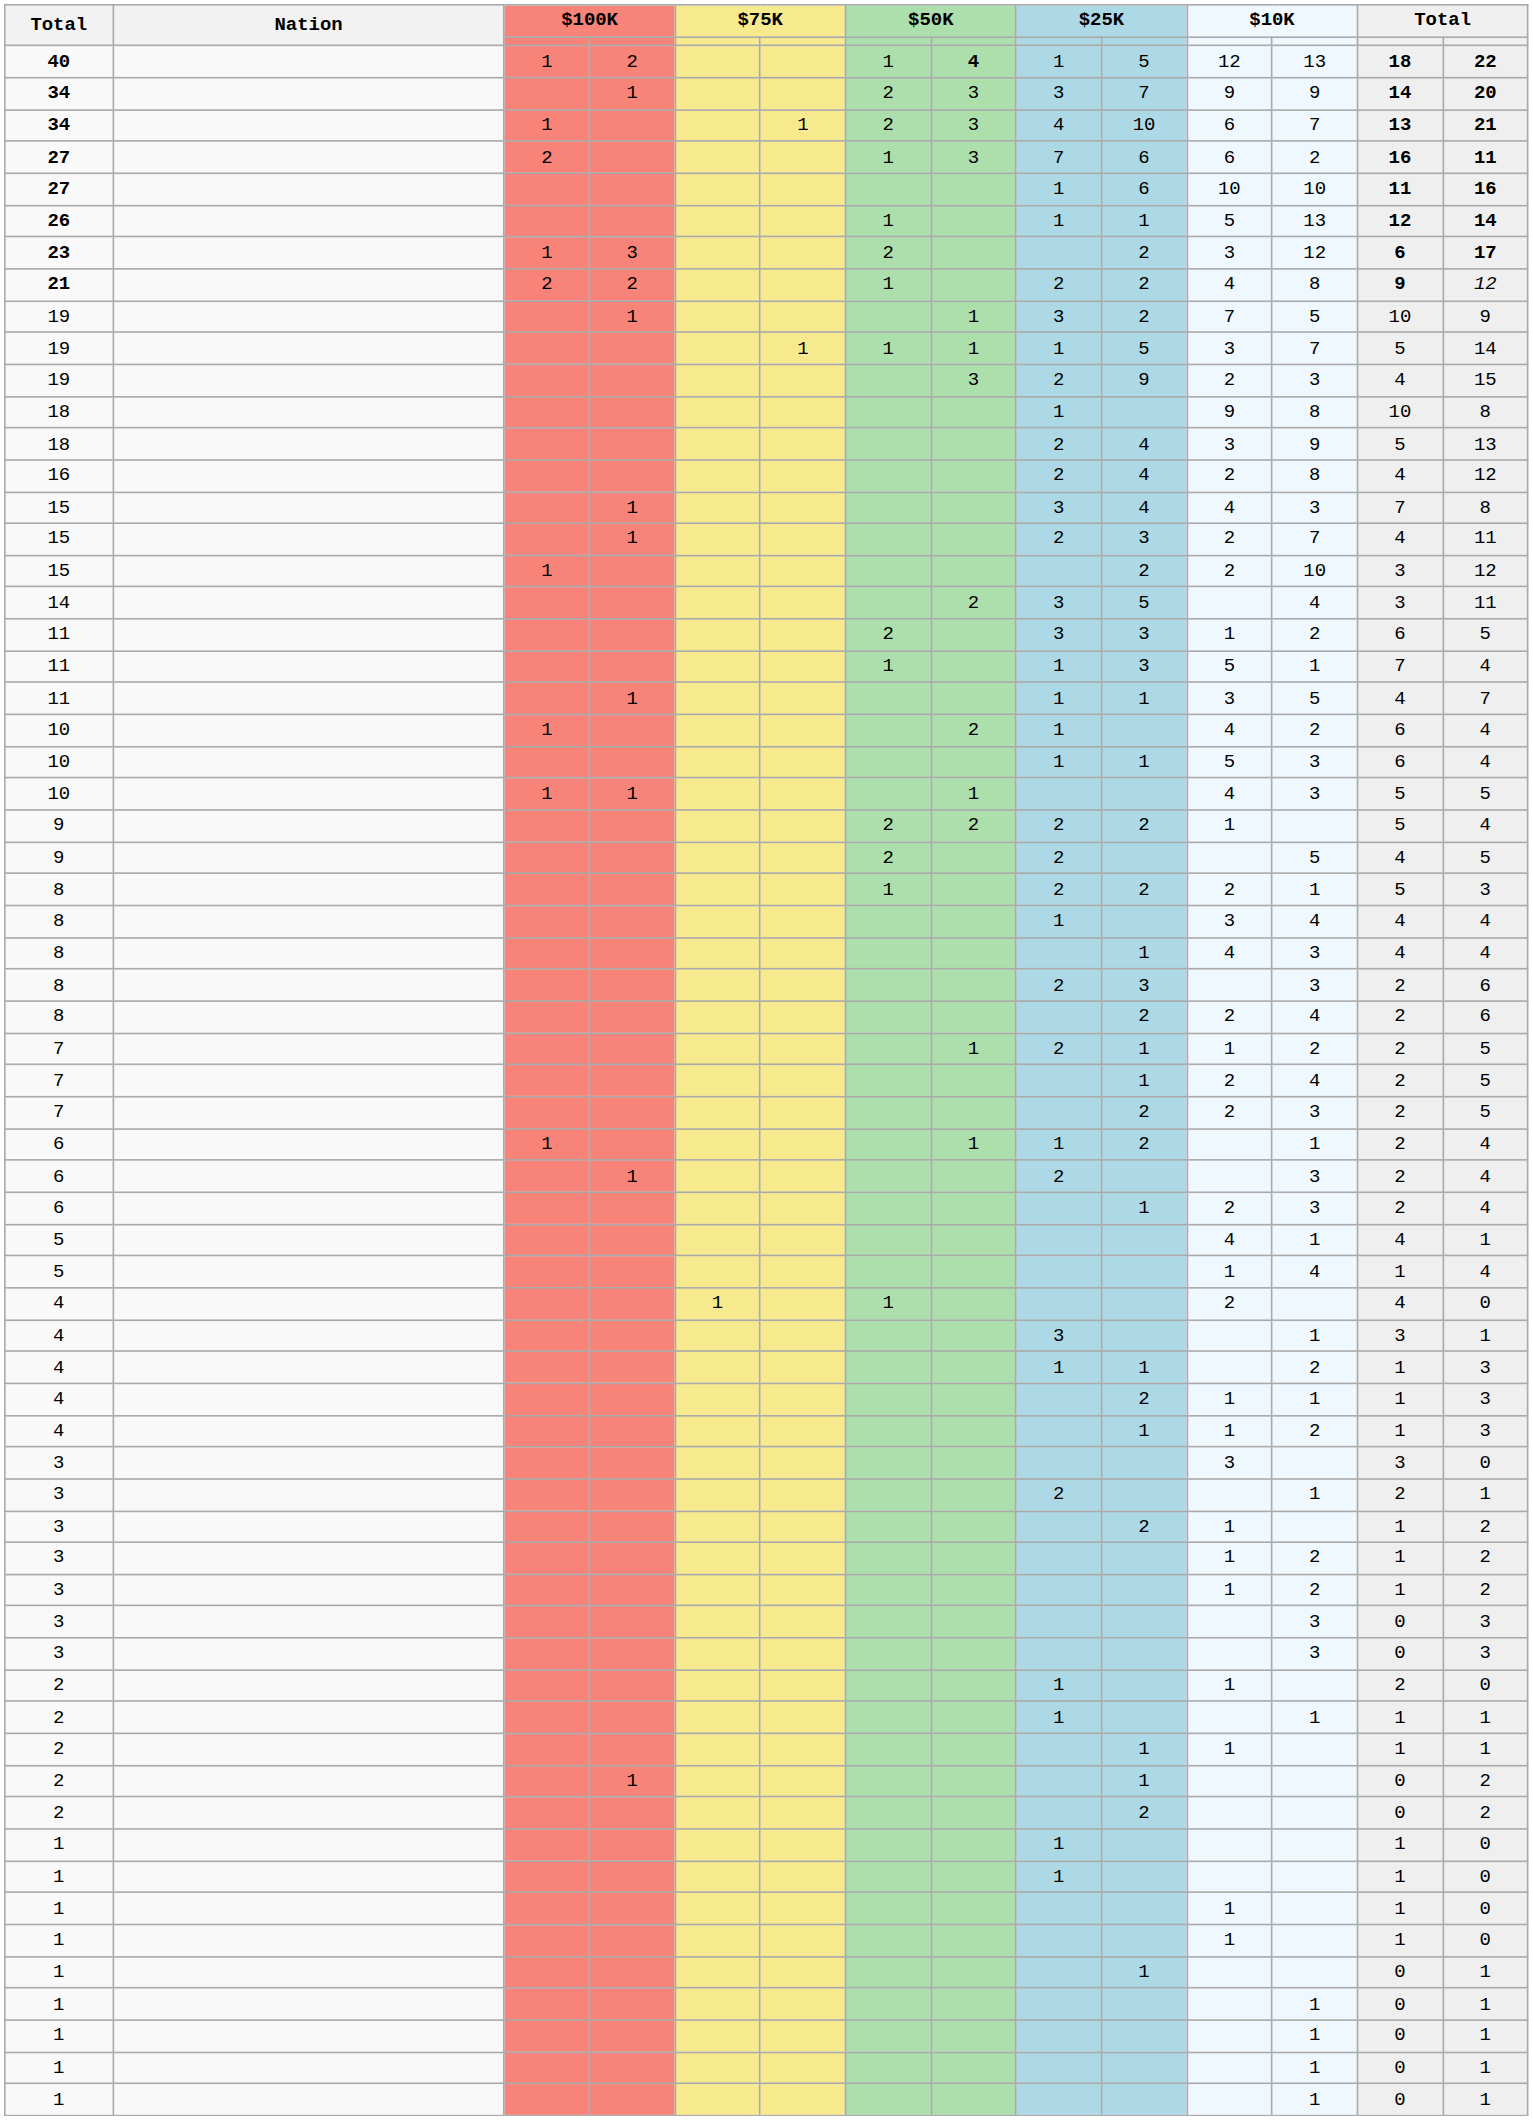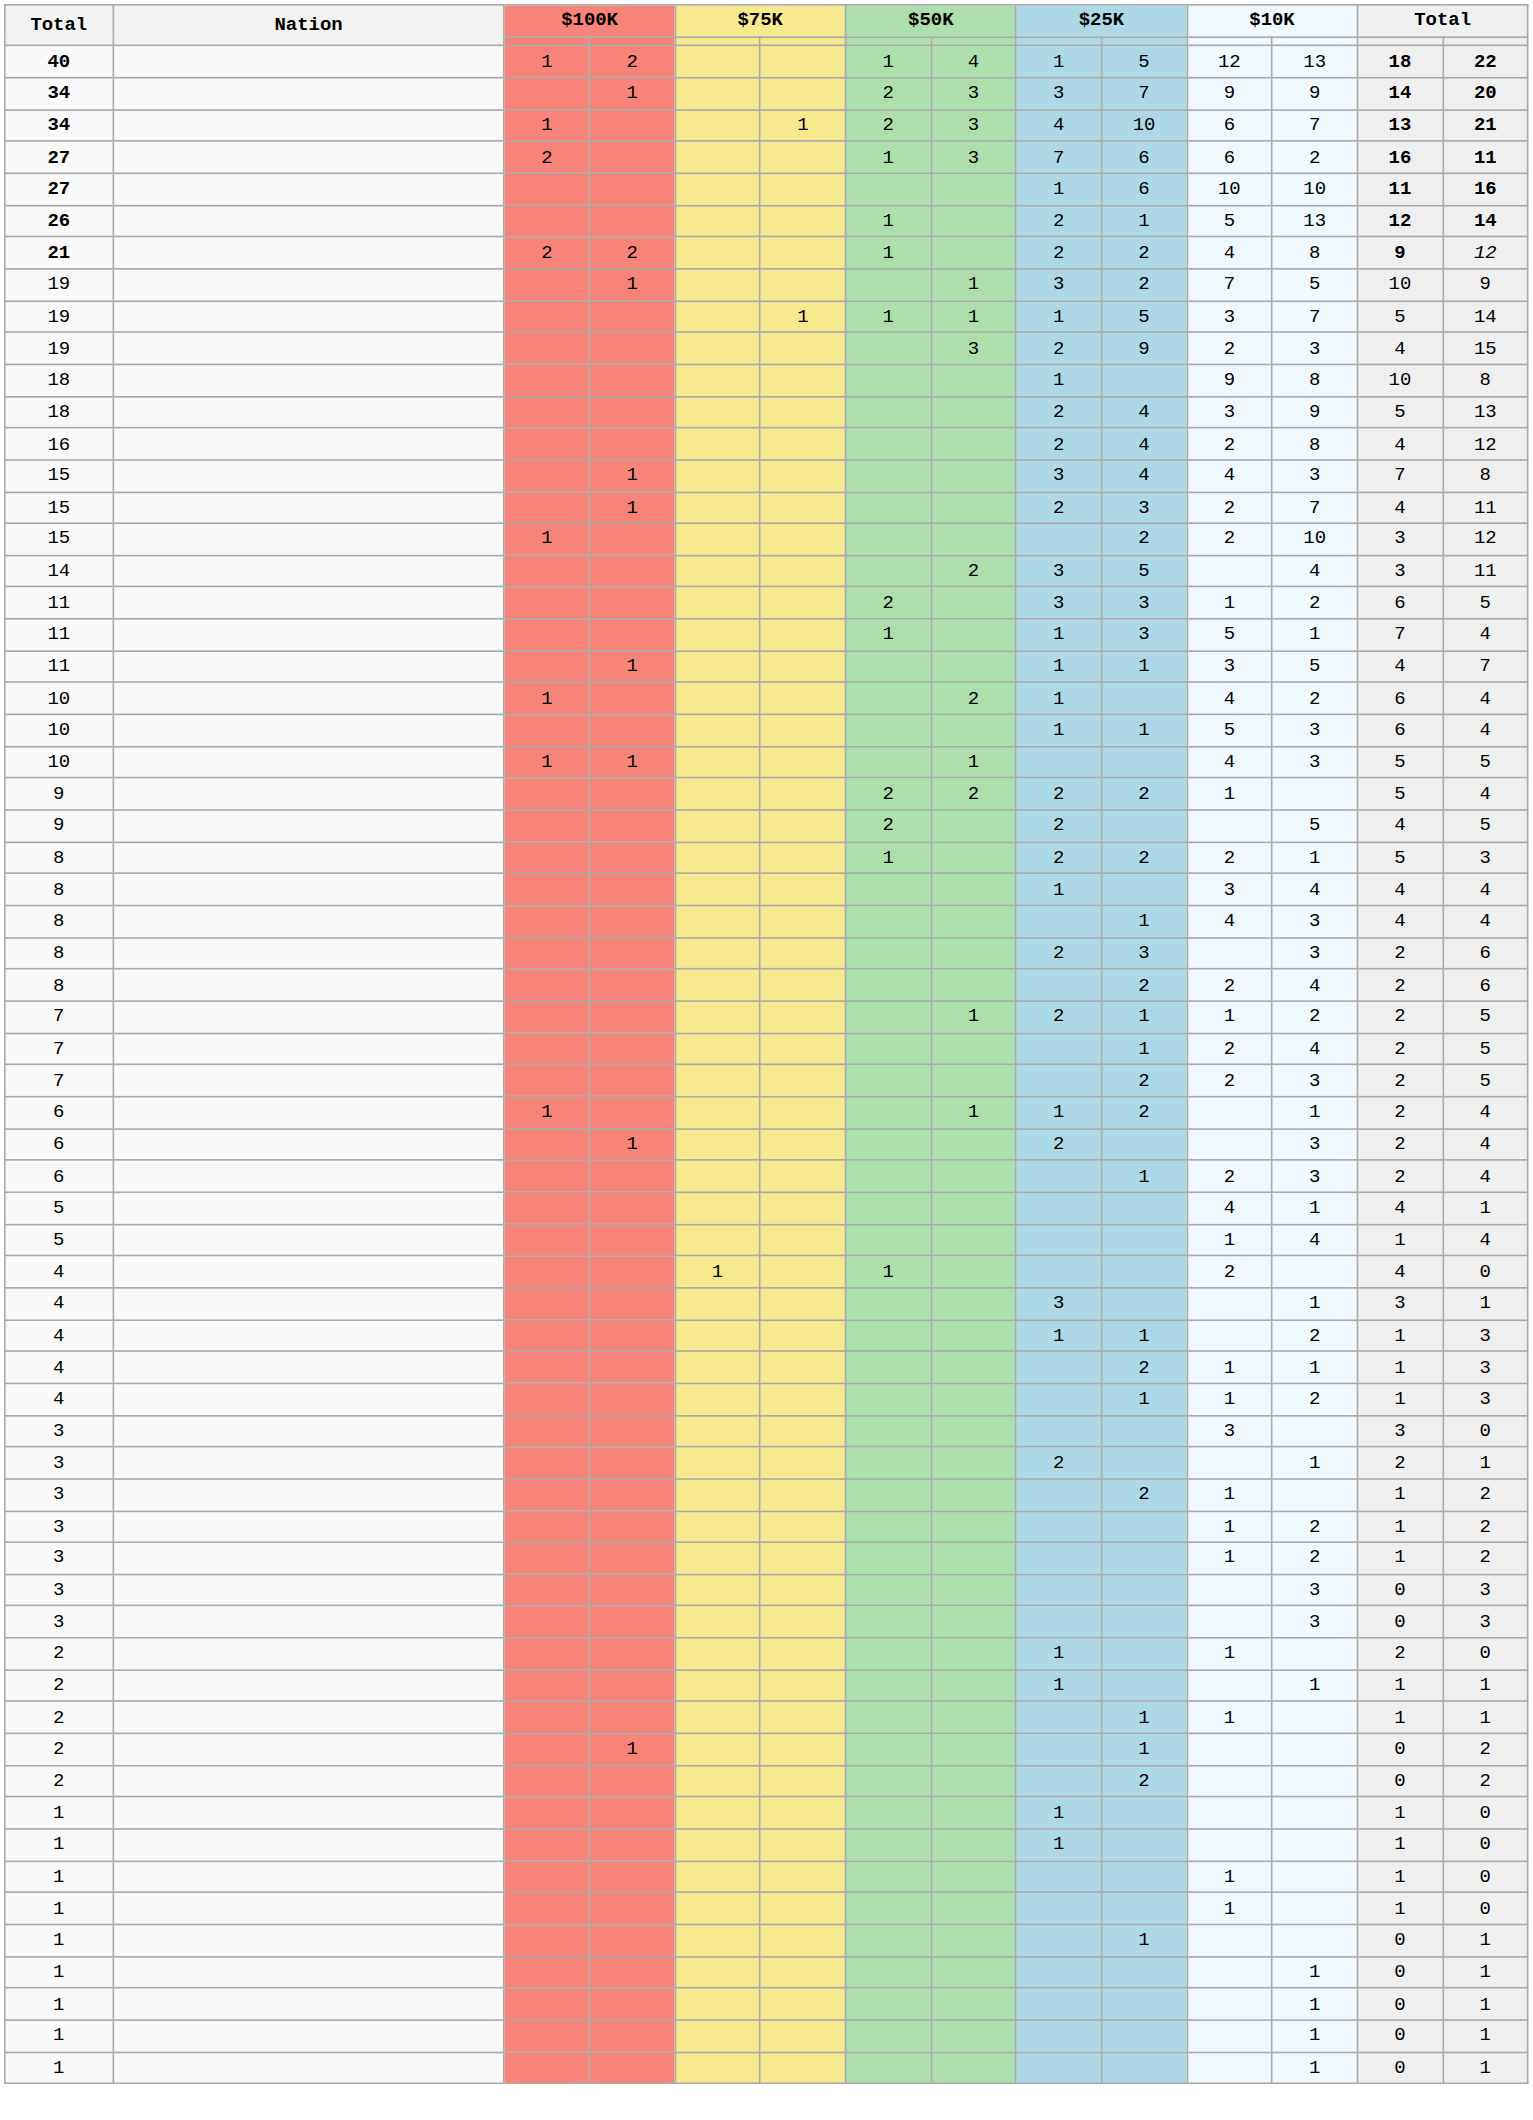(973, 61) bold -> (973, 61) normal
(1059, 221) 1 -> (1059, 221) 2
- row: (59, 252)
